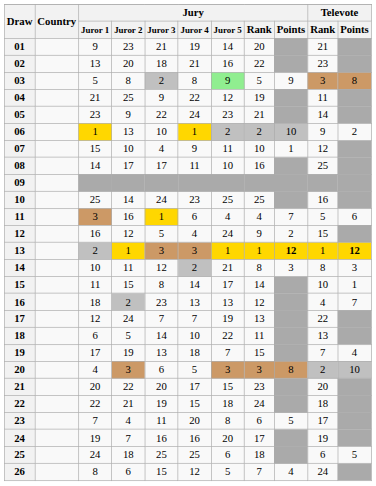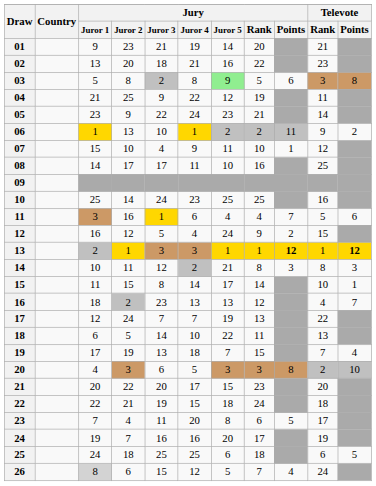(291, 81) 9 -> (291, 81) 6
(291, 132) 10 -> (291, 132) 11
(95, 472) no background -> (95, 472) lightgrey background
